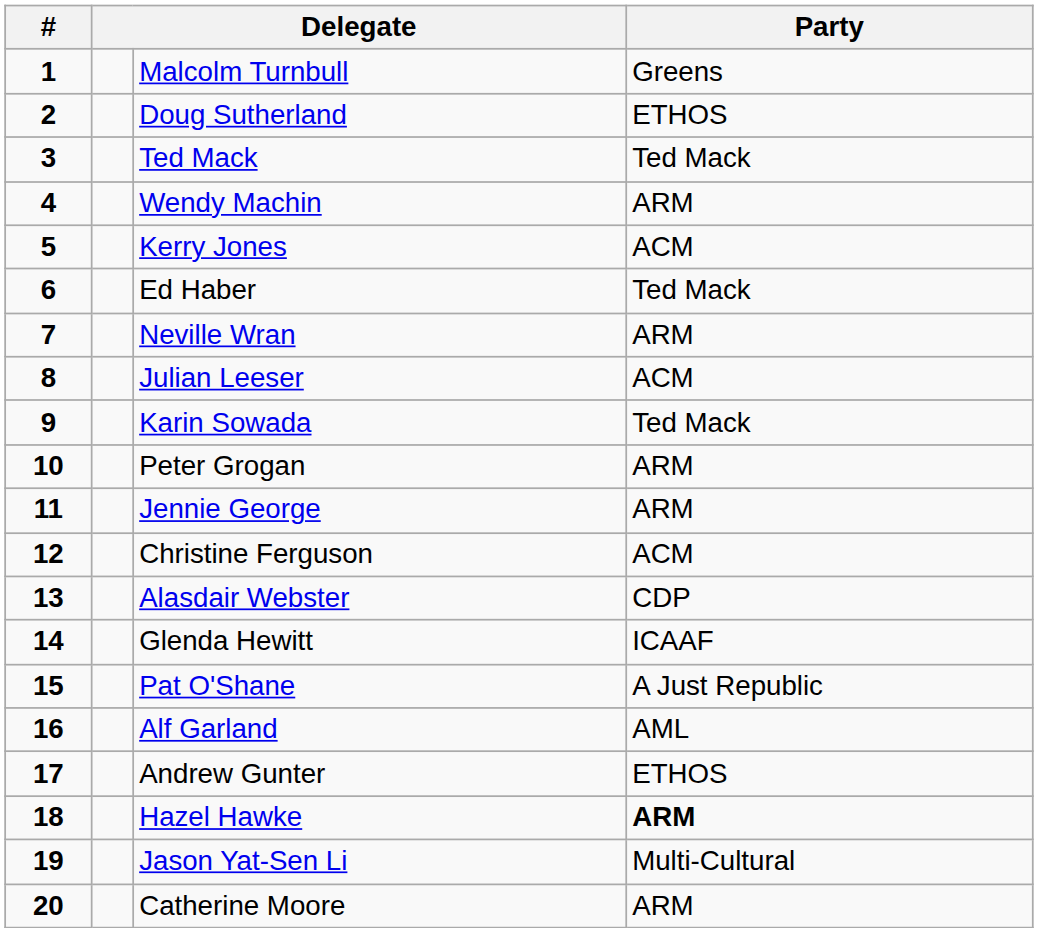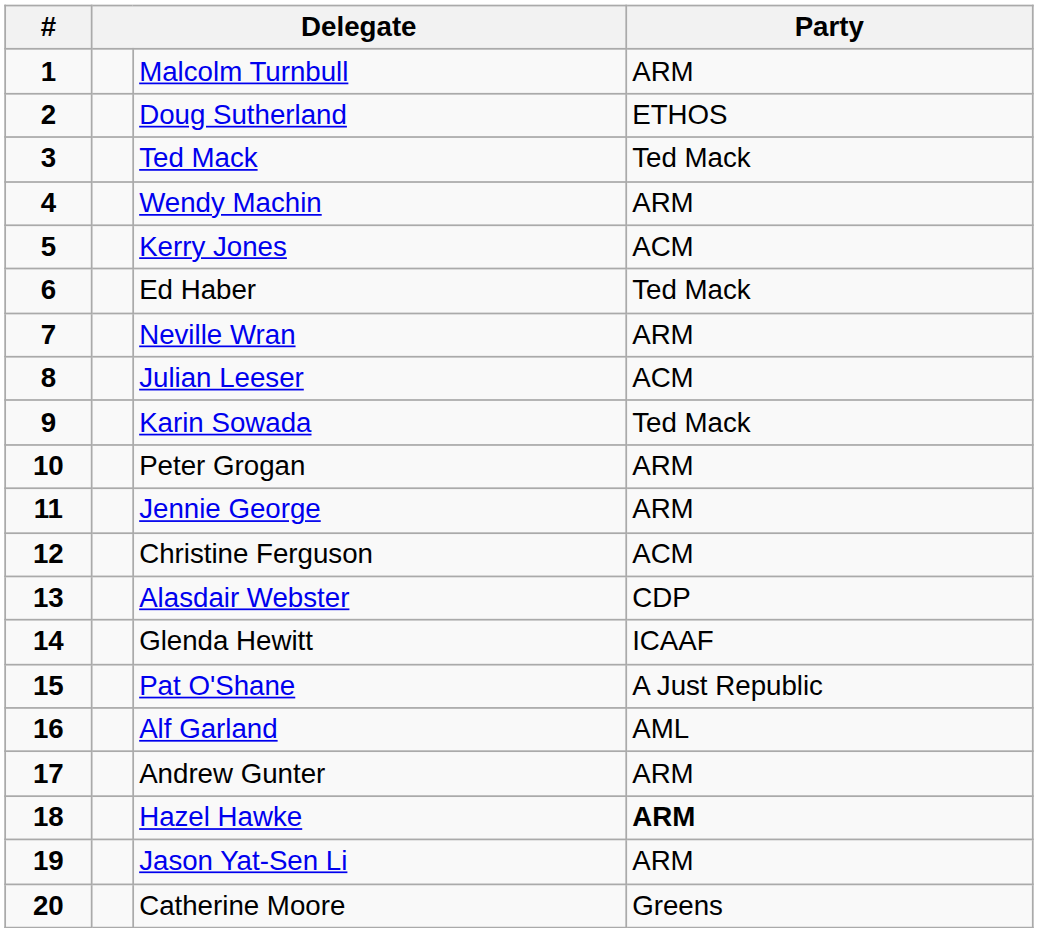(678, 71) Greens -> (663, 71) ARM
(680, 773) ETHOS -> (663, 773) ARM
(714, 861) Multi-Cultural -> (663, 861) ARM
(663, 905) ARM -> (678, 905) Greens
